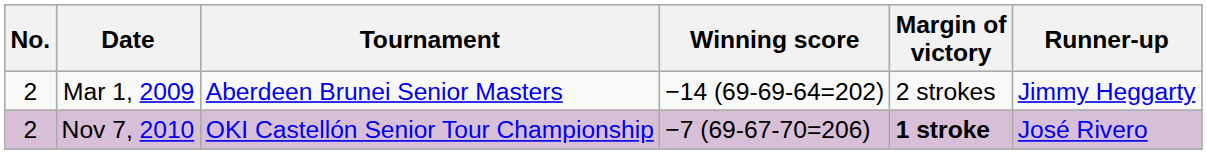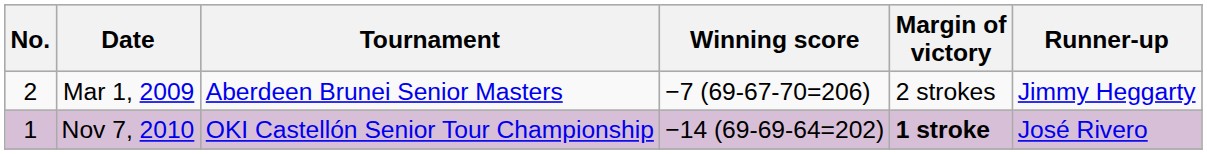(775, 91) −14 (69-69-64=202) -> (768, 91) −7 (69-67-70=206)
(30, 130) 2 -> (30, 130) 1
(768, 130) −7 (69-67-70=206) -> (775, 130) −14 (69-69-64=202)
